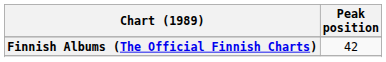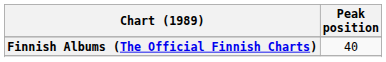(351, 47) 42 -> (351, 47) 40
